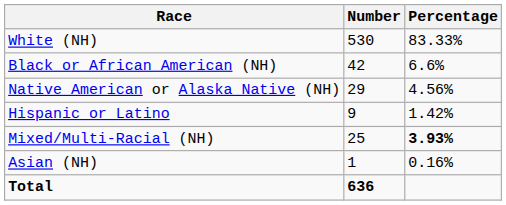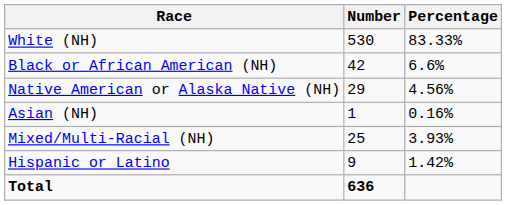rows swapped: (53, 163) <-> (89, 114)
(431, 139) bold -> (431, 139) normal
